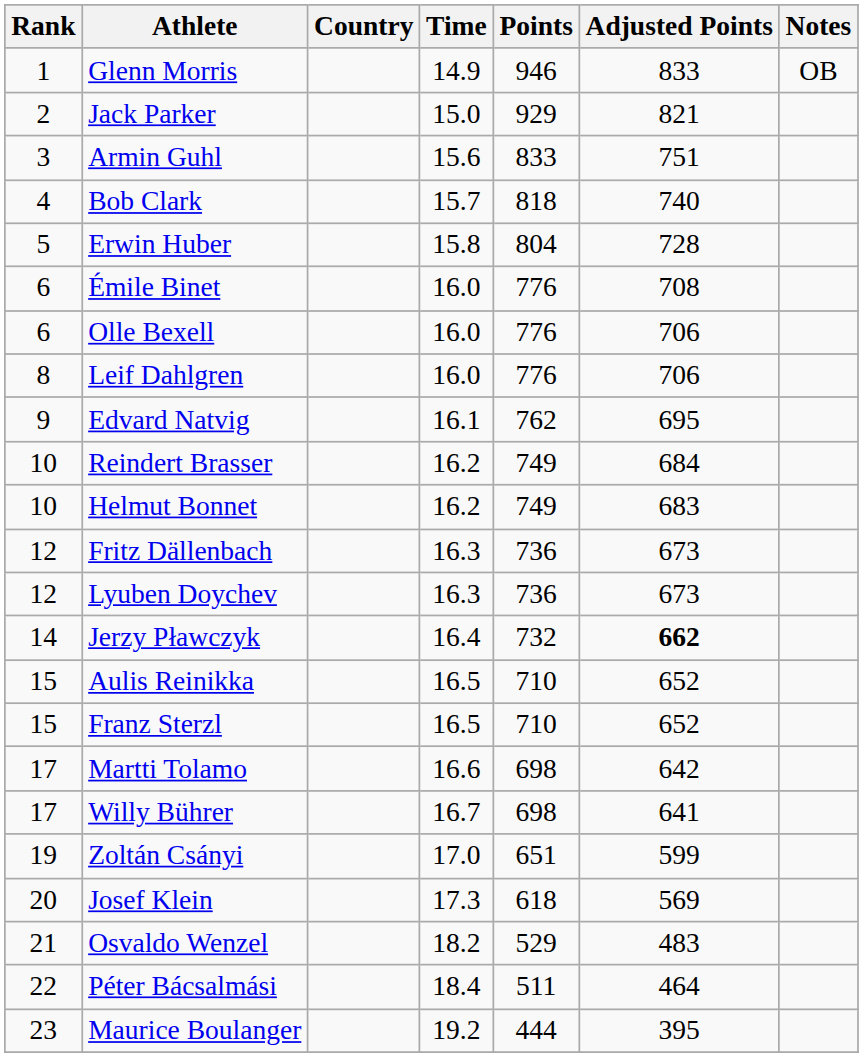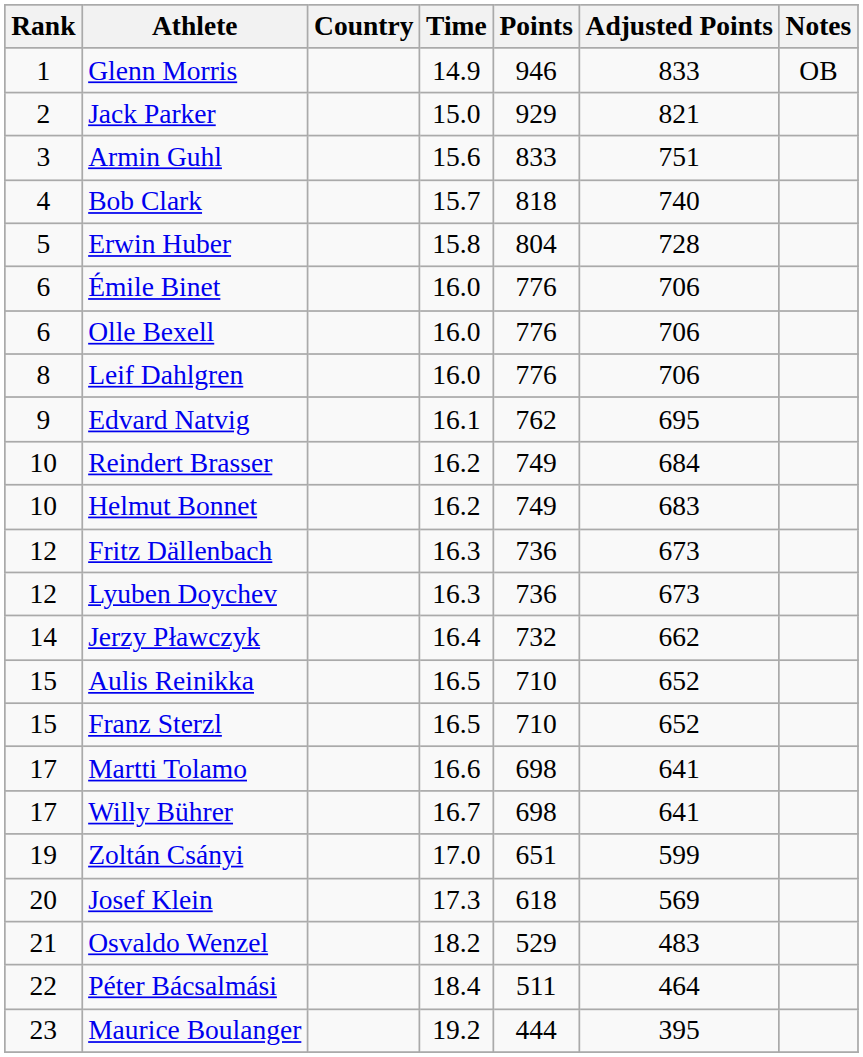(679, 288) 708 -> (679, 288) 706
(679, 637) bold -> (679, 637) normal
(679, 768) 642 -> (679, 768) 641
